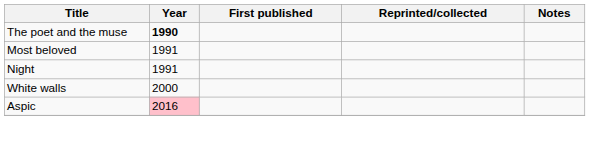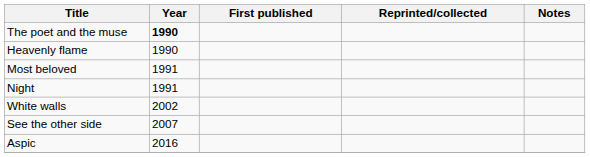+ row: (47, 50)
(165, 87) 2000 -> (165, 106) 2002
+ row: (54, 124)
(165, 106) pink background -> (165, 143) no background
